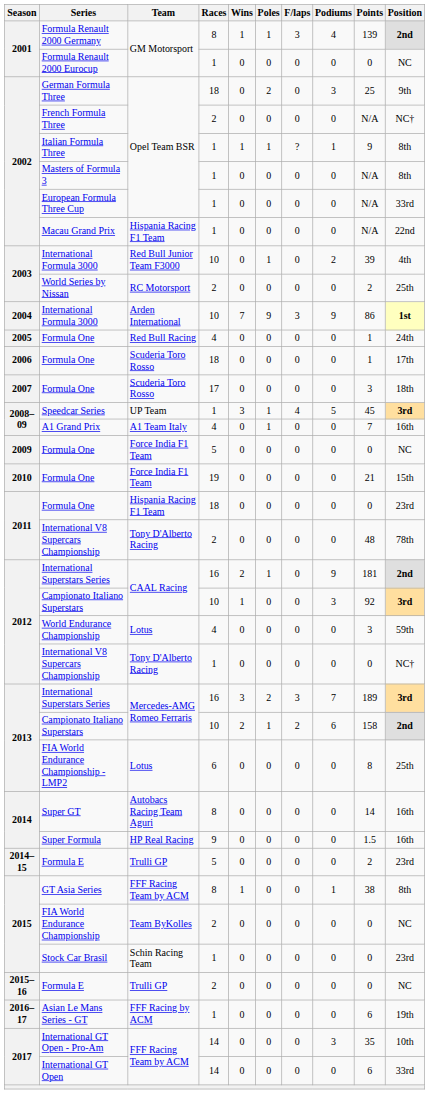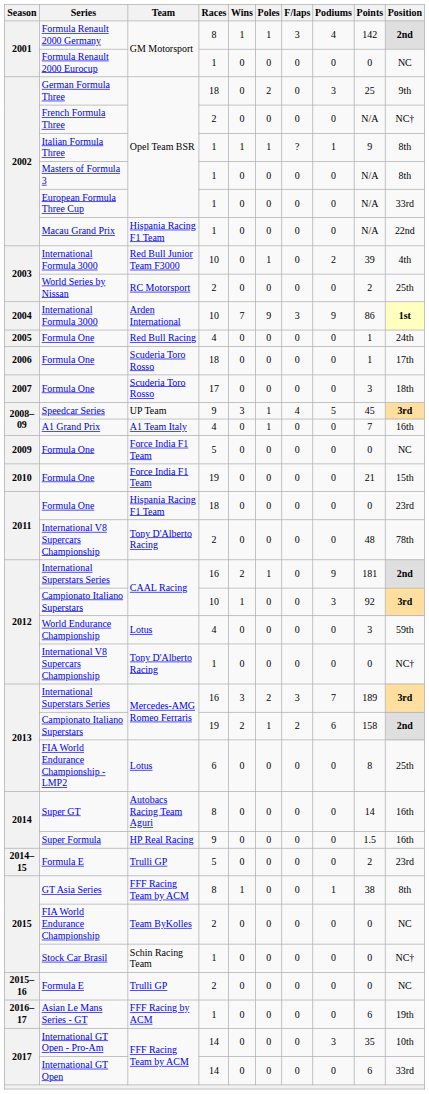(370, 35) 139 -> (370, 35) 142
(214, 411) 1 -> (214, 411) 9
(214, 726) 10 -> (214, 726) 19
(405, 958) 23rd -> (405, 958) NC†
